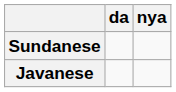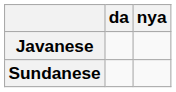rows swapped: (55, 73) <-> (55, 45)
